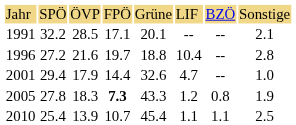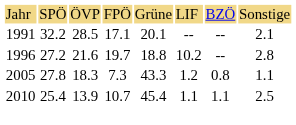(189, 55) 10.4 -> (189, 55) 10.2
- row: (21, 75)
(117, 96) bold -> (117, 75) normal
(265, 96) 1.9 -> (265, 75) 1.1
